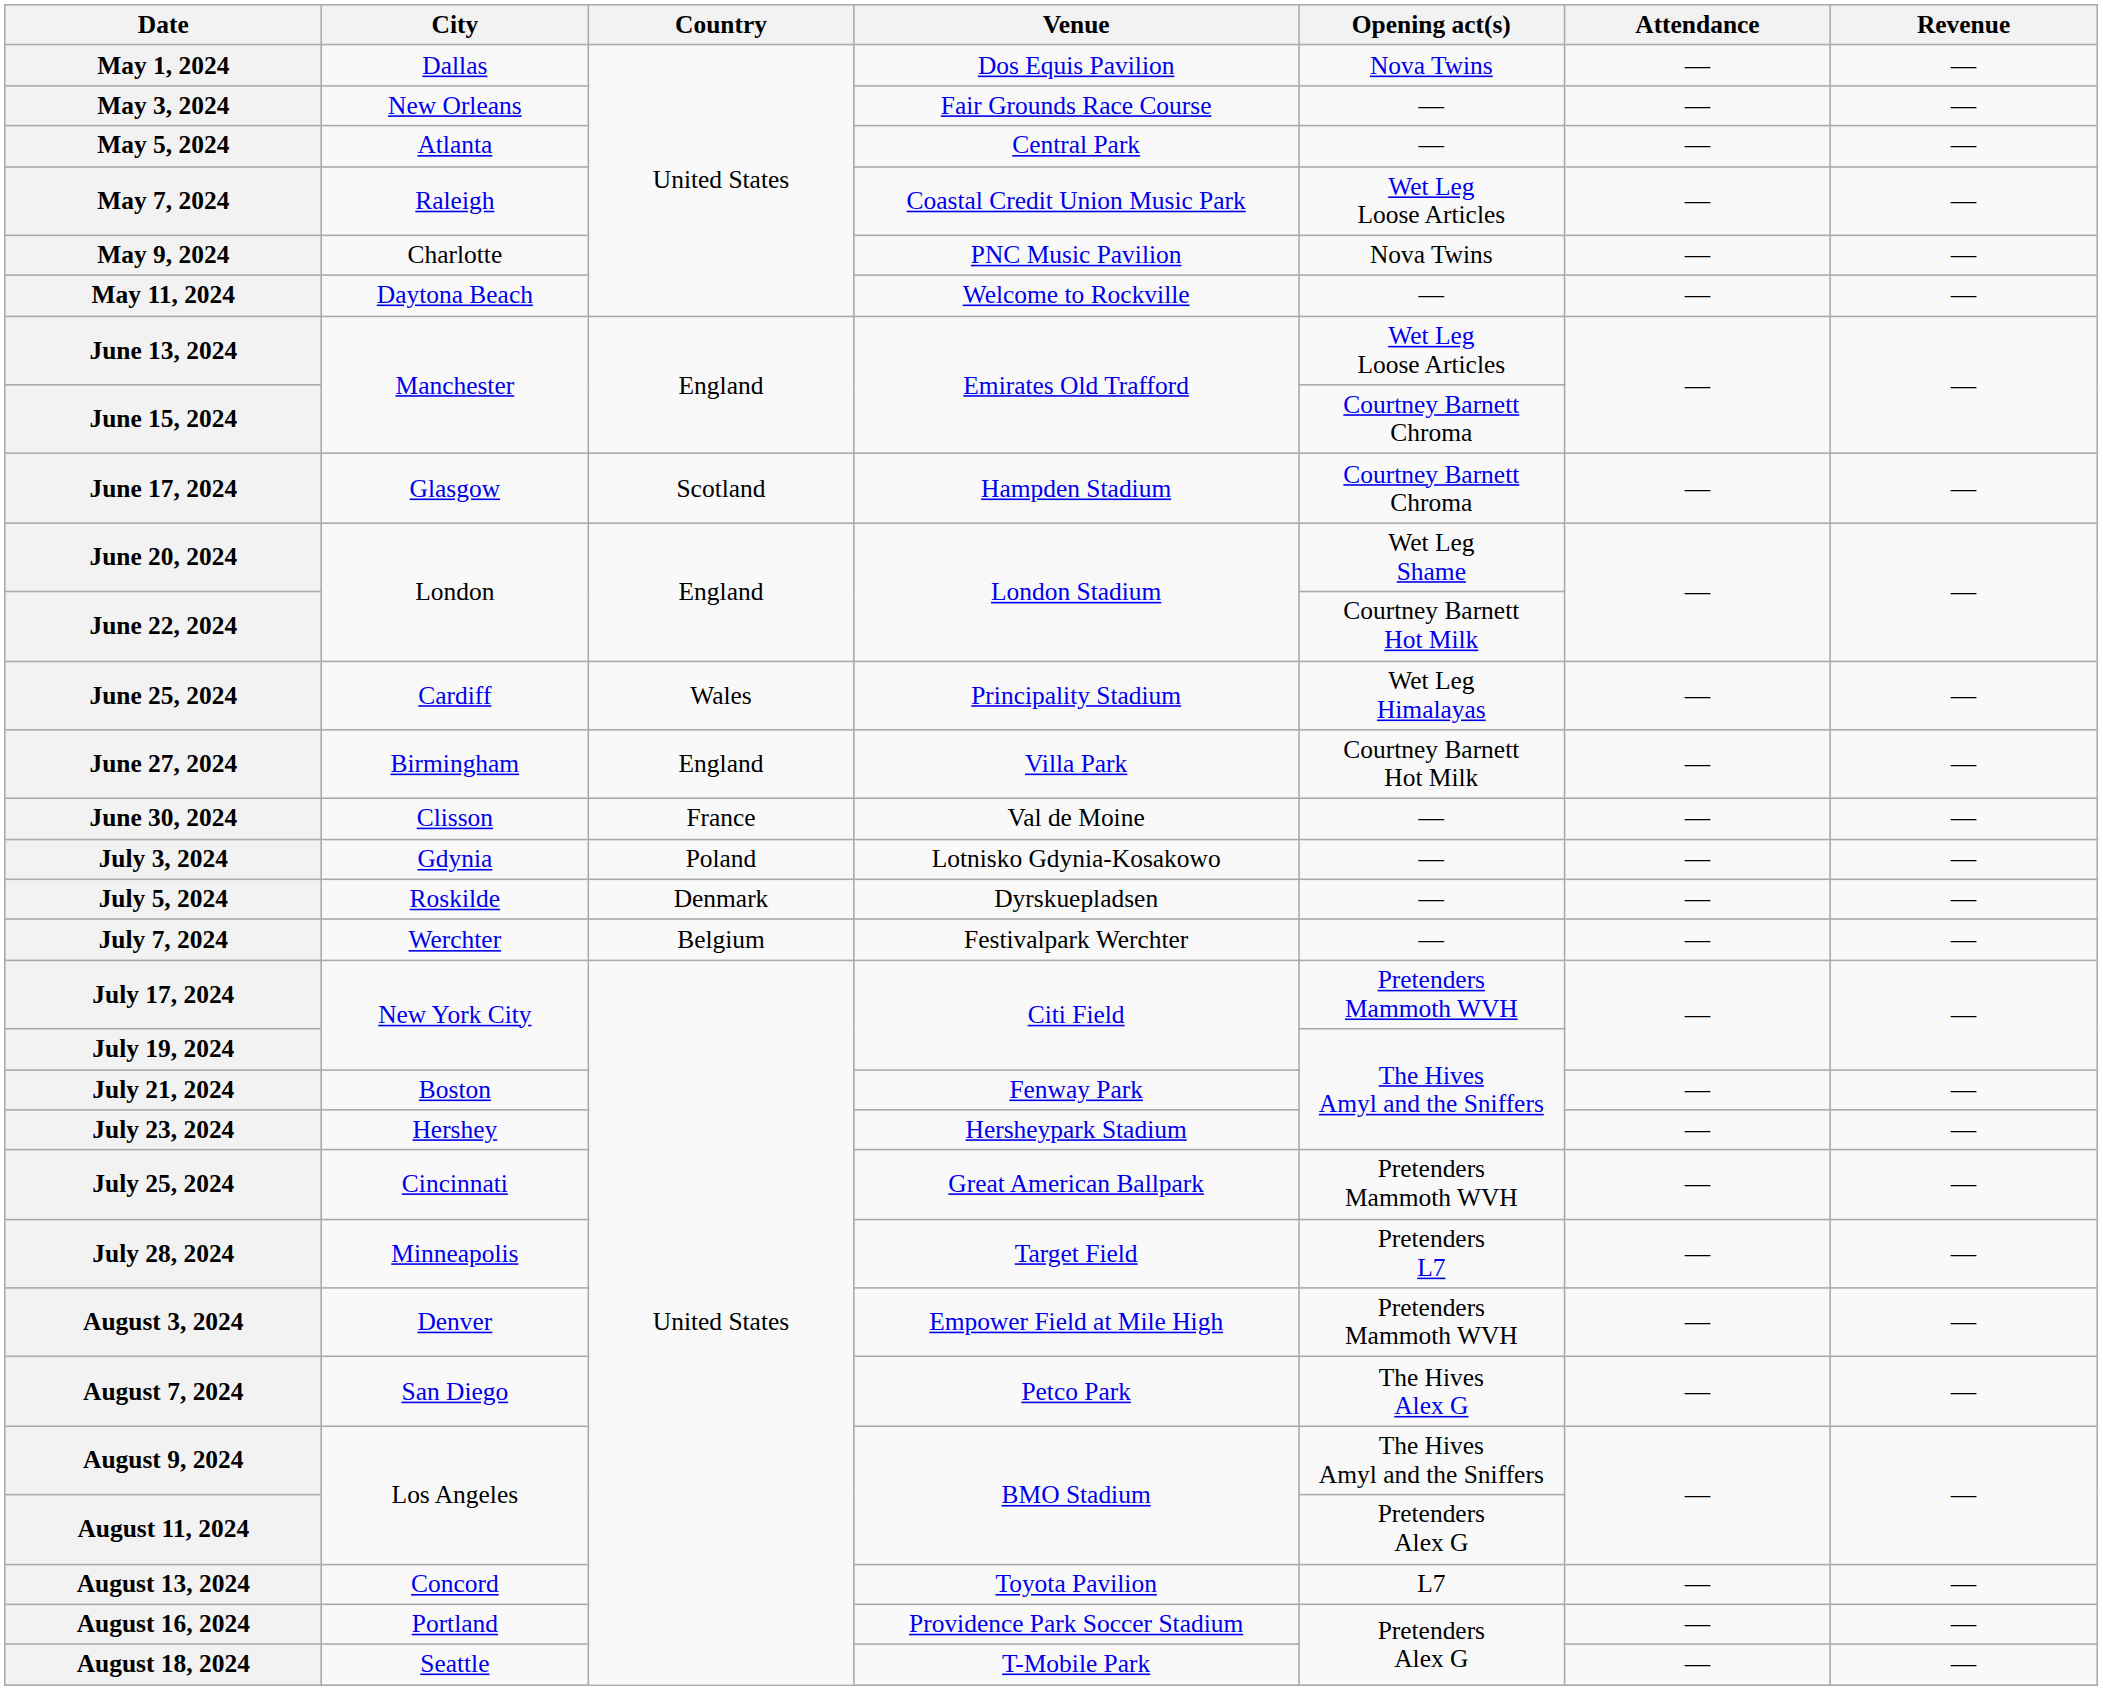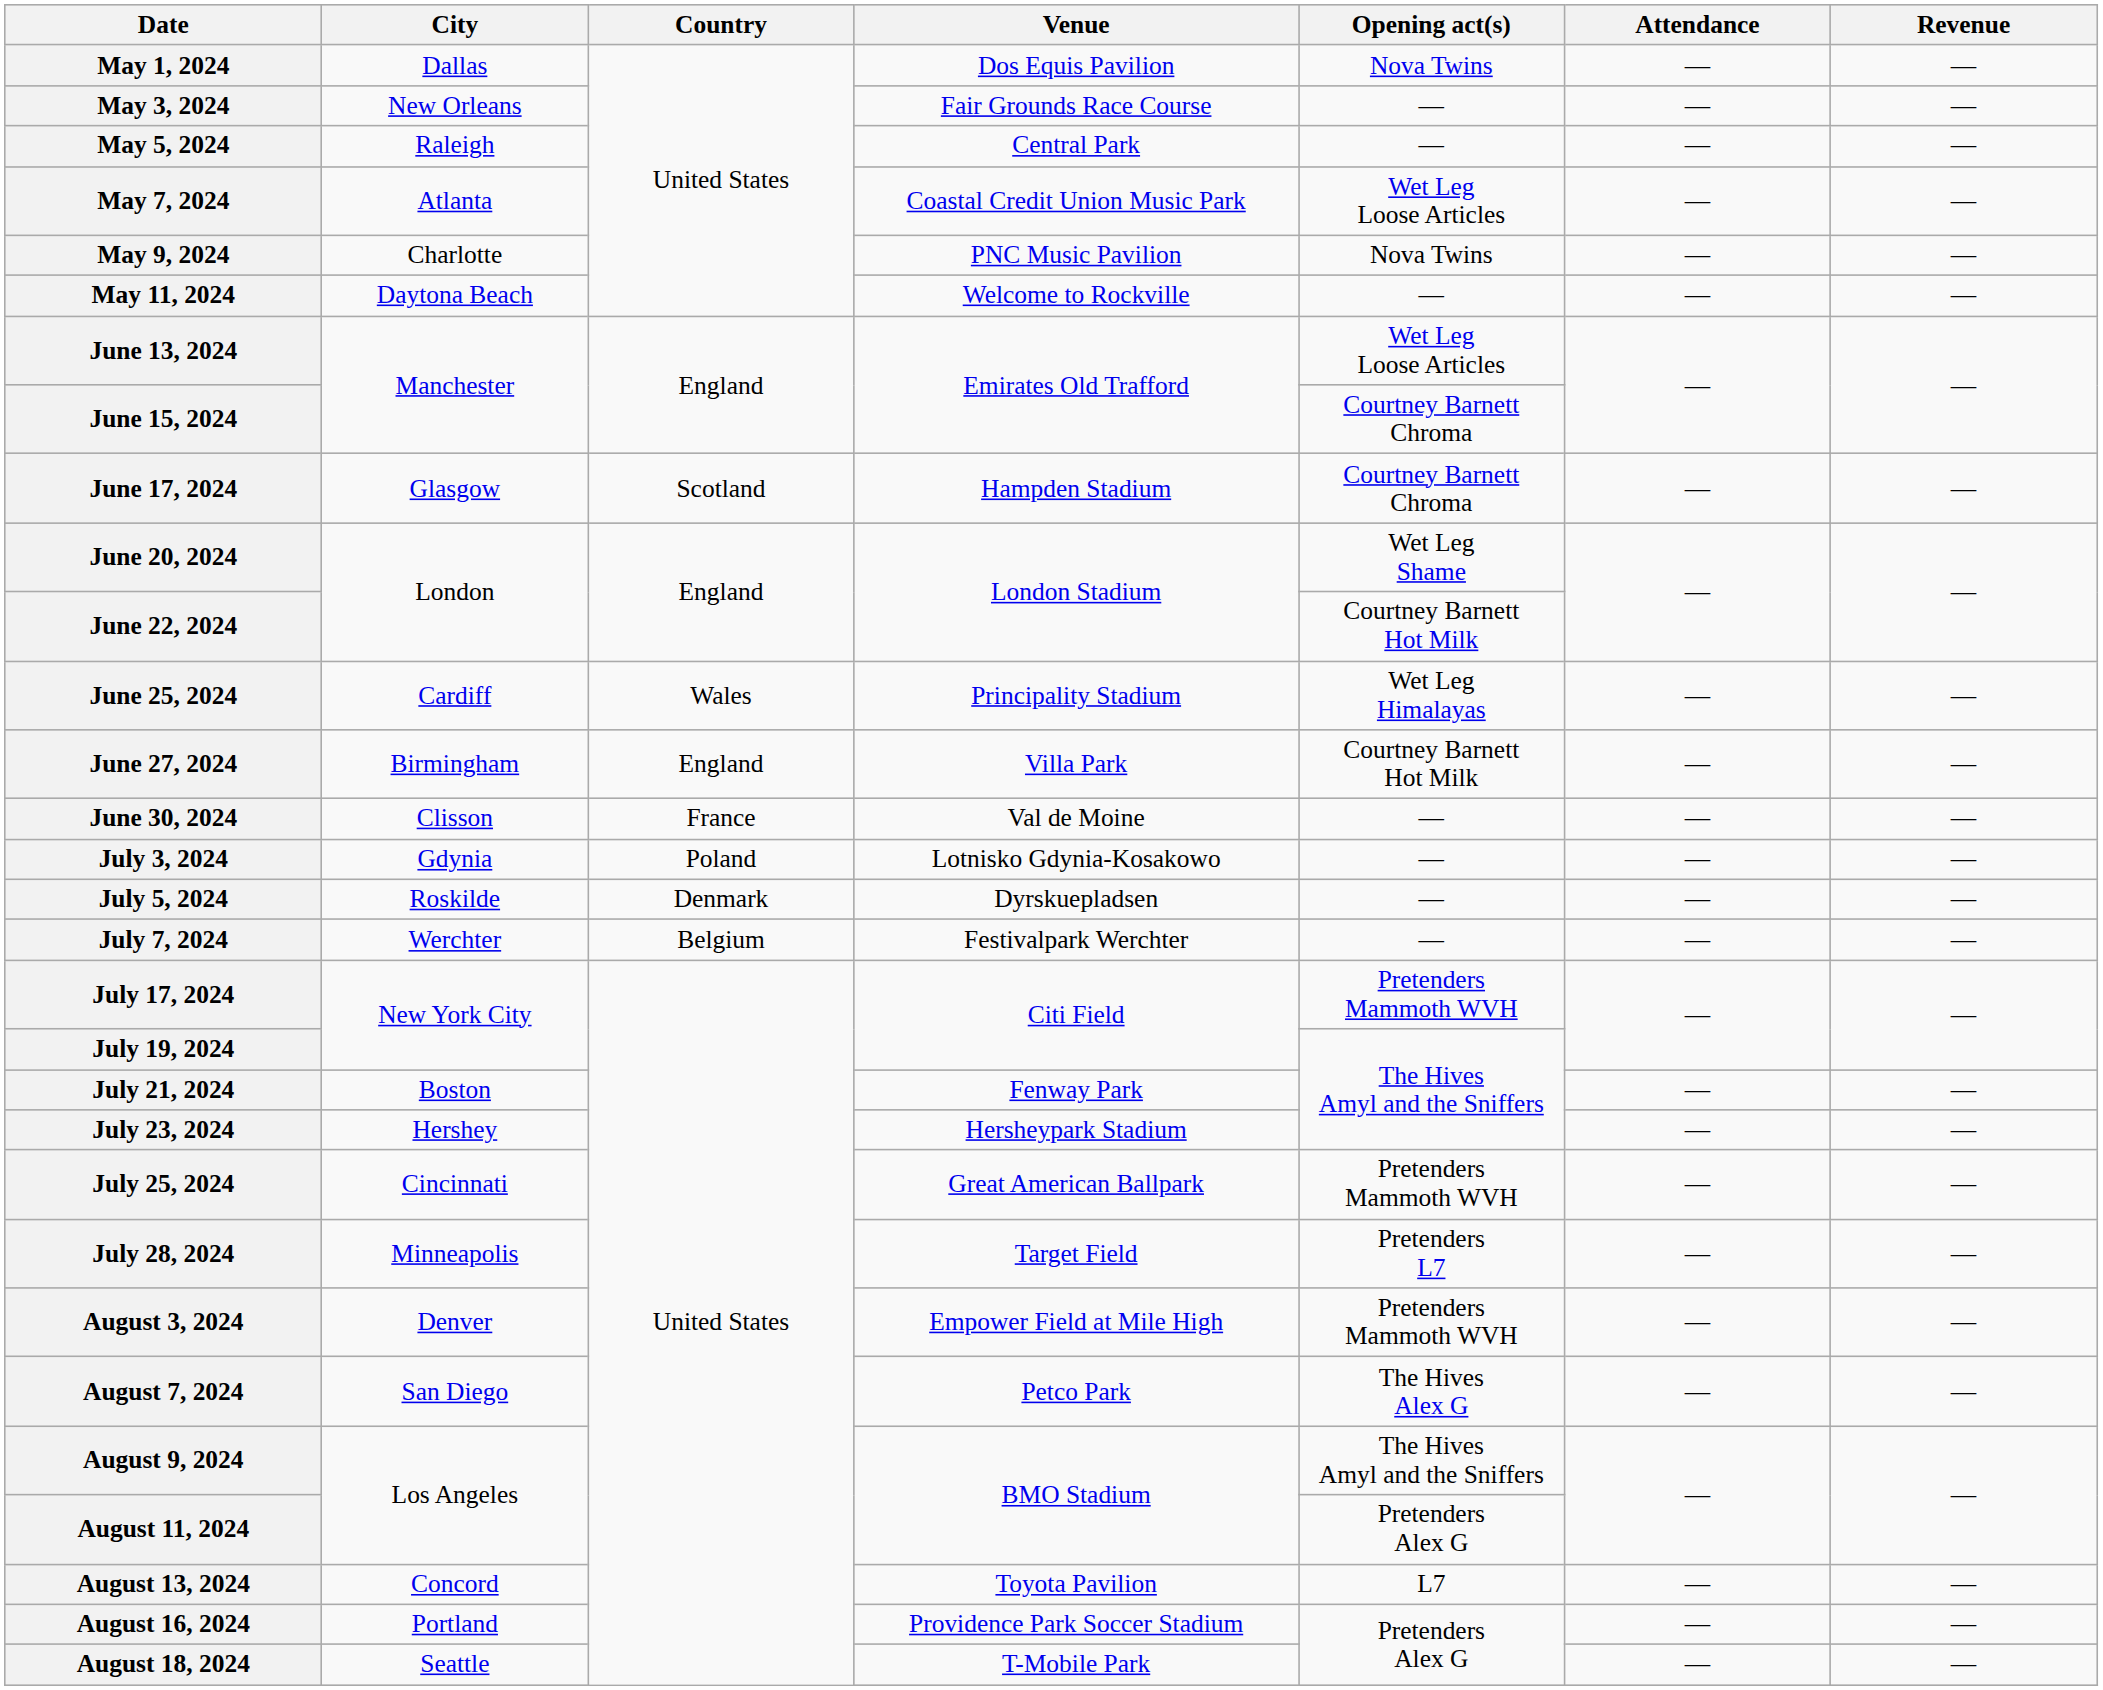(455, 145) Atlanta -> (455, 145) Raleigh
(455, 200) Raleigh -> (455, 200) Atlanta
